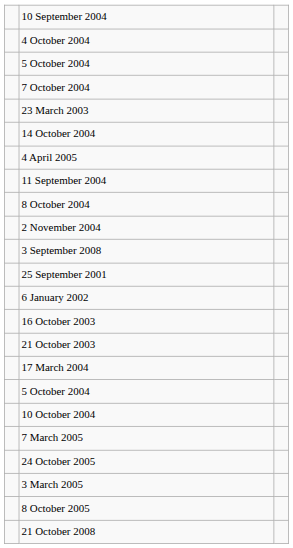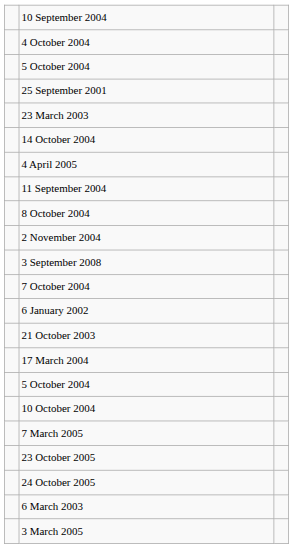rows swapped: (12, 87) <-> (12, 274)
- row: (12, 321)
+ row: (12, 458)
+ row: (12, 507)
- row: (12, 508)
- row: (12, 532)
